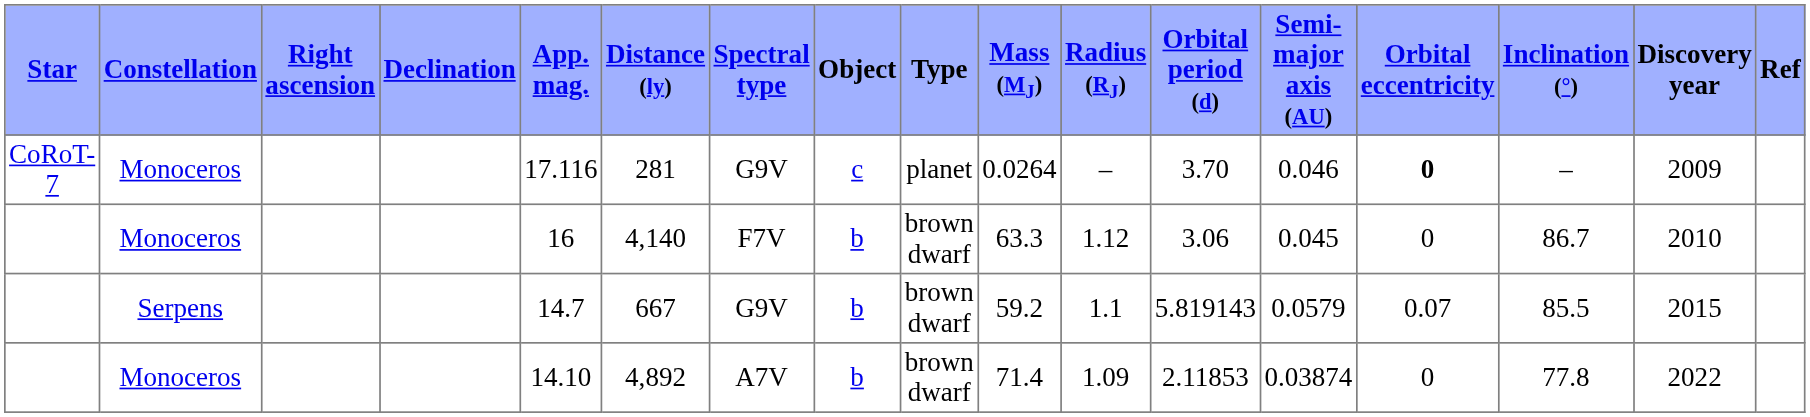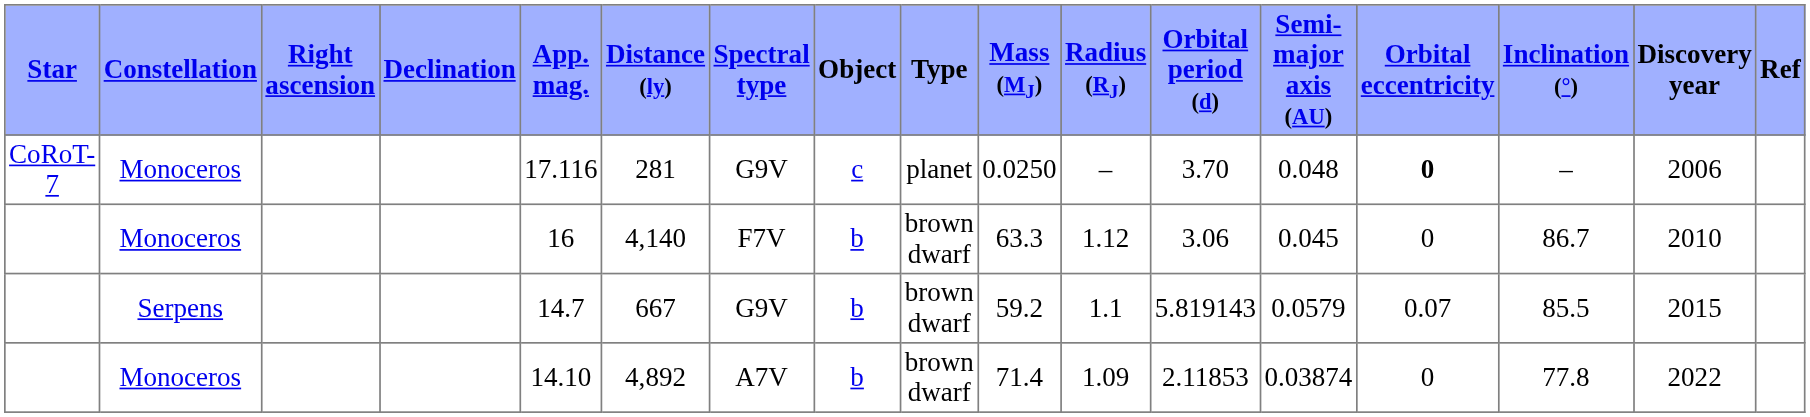(1019, 169) 0.0264 -> (1019, 169) 0.0250
(1308, 169) 0.046 -> (1308, 169) 0.048
(1695, 169) 2009 -> (1695, 169) 2006
